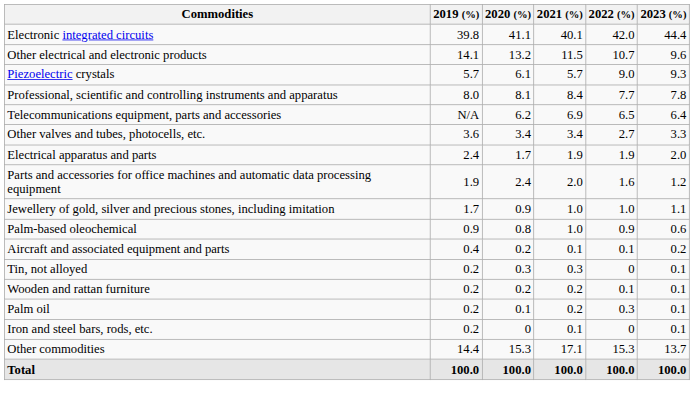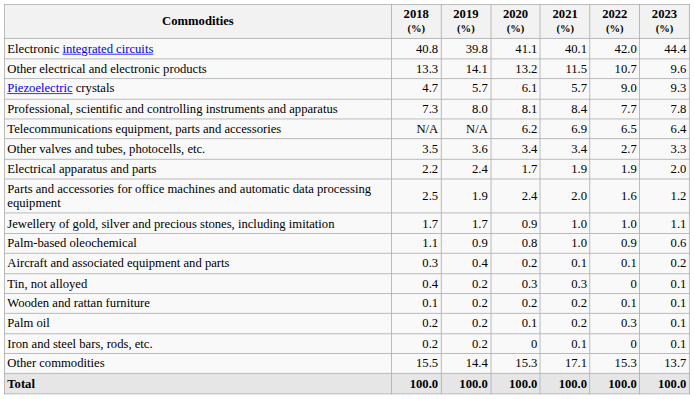+ column: (416, 21)
